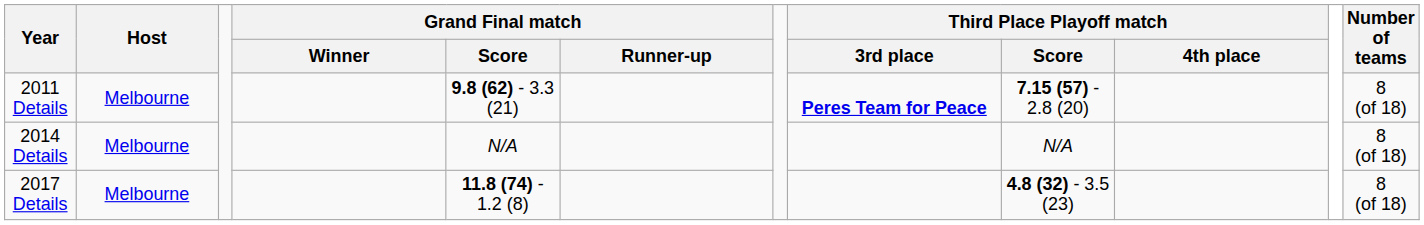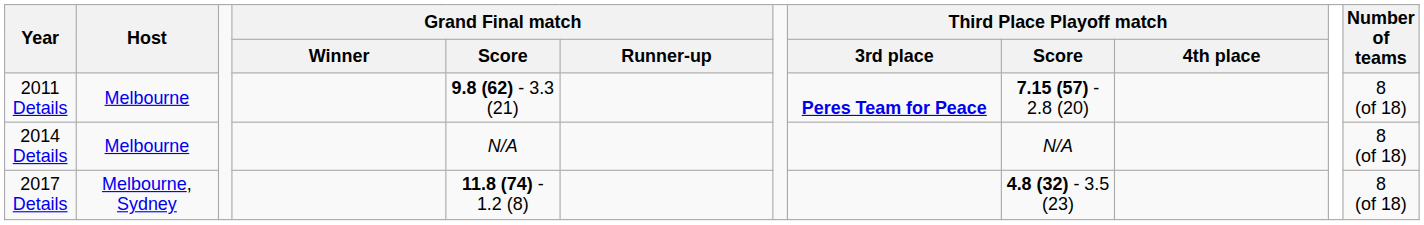(147, 194) Melbourne -> (147, 194) Melbourne, Sydney
